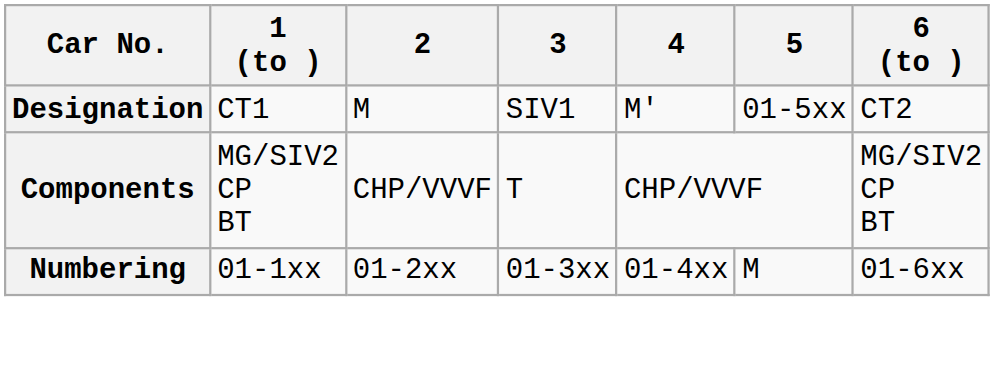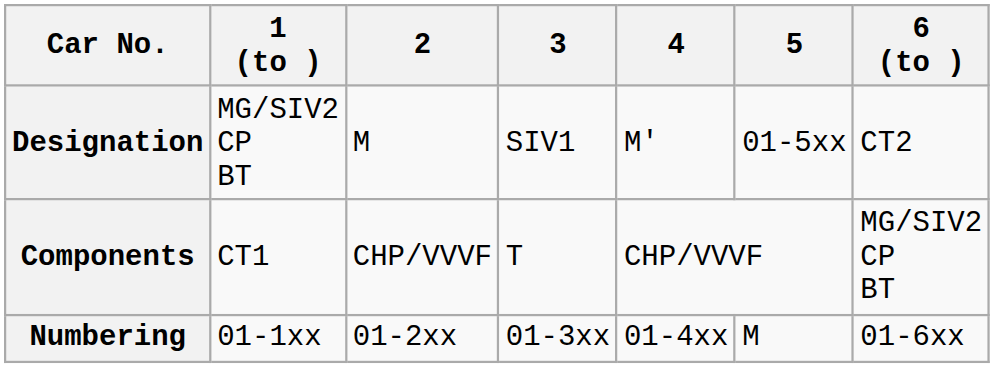(243, 109) CT1 -> (278, 143) MG/SIV2 CP BT
(278, 190) MG/SIV2 CP BT -> (243, 257) CT1
